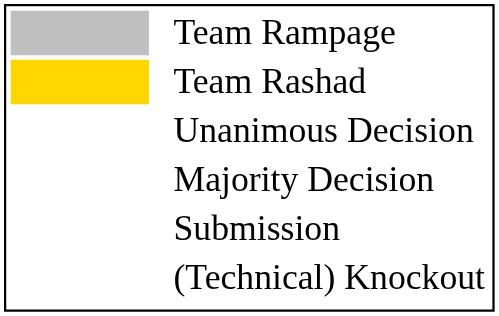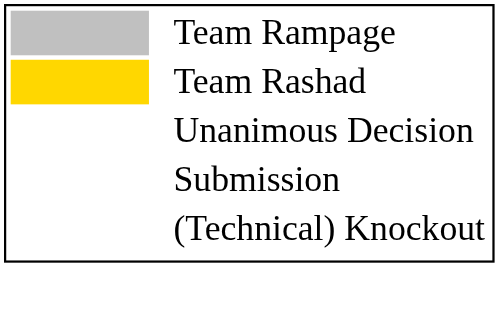- row: (304, 179)
